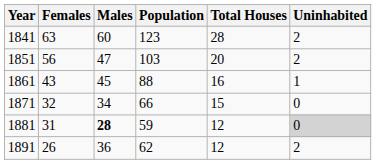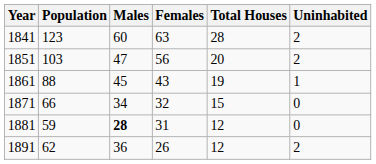columns swapped: (171, 15) <-> (66, 15)
(217, 81) 16 -> (217, 81) 19
(297, 125) lightgrey background -> (297, 125) no background
